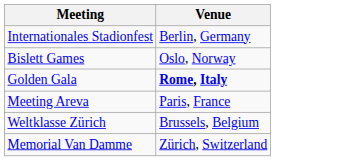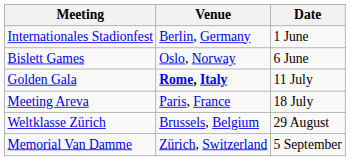+ column: (308, 15)
